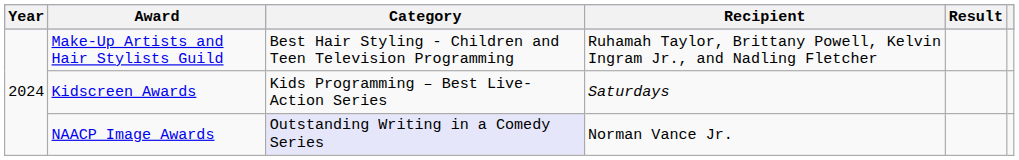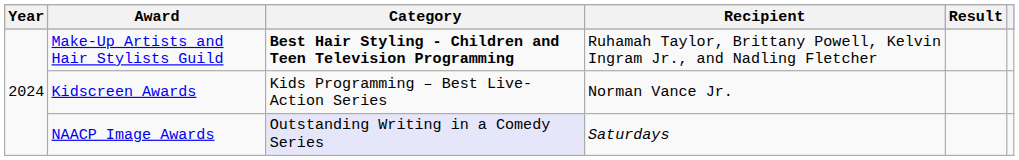(415, 50) normal -> (415, 50) bold
(629, 92) Saturdays -> (660, 92) Norman Vance Jr.
(660, 134) Norman Vance Jr. -> (629, 134) Saturdays
